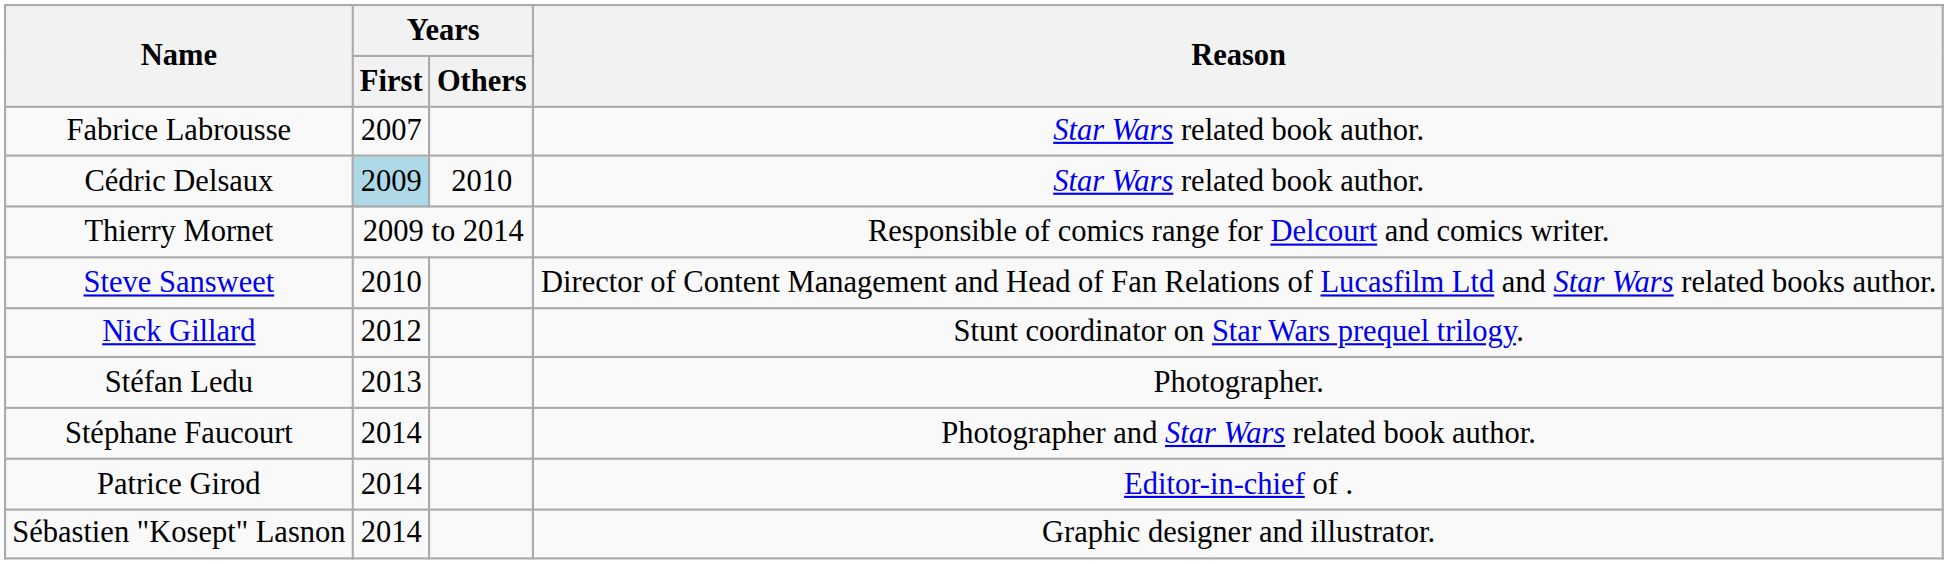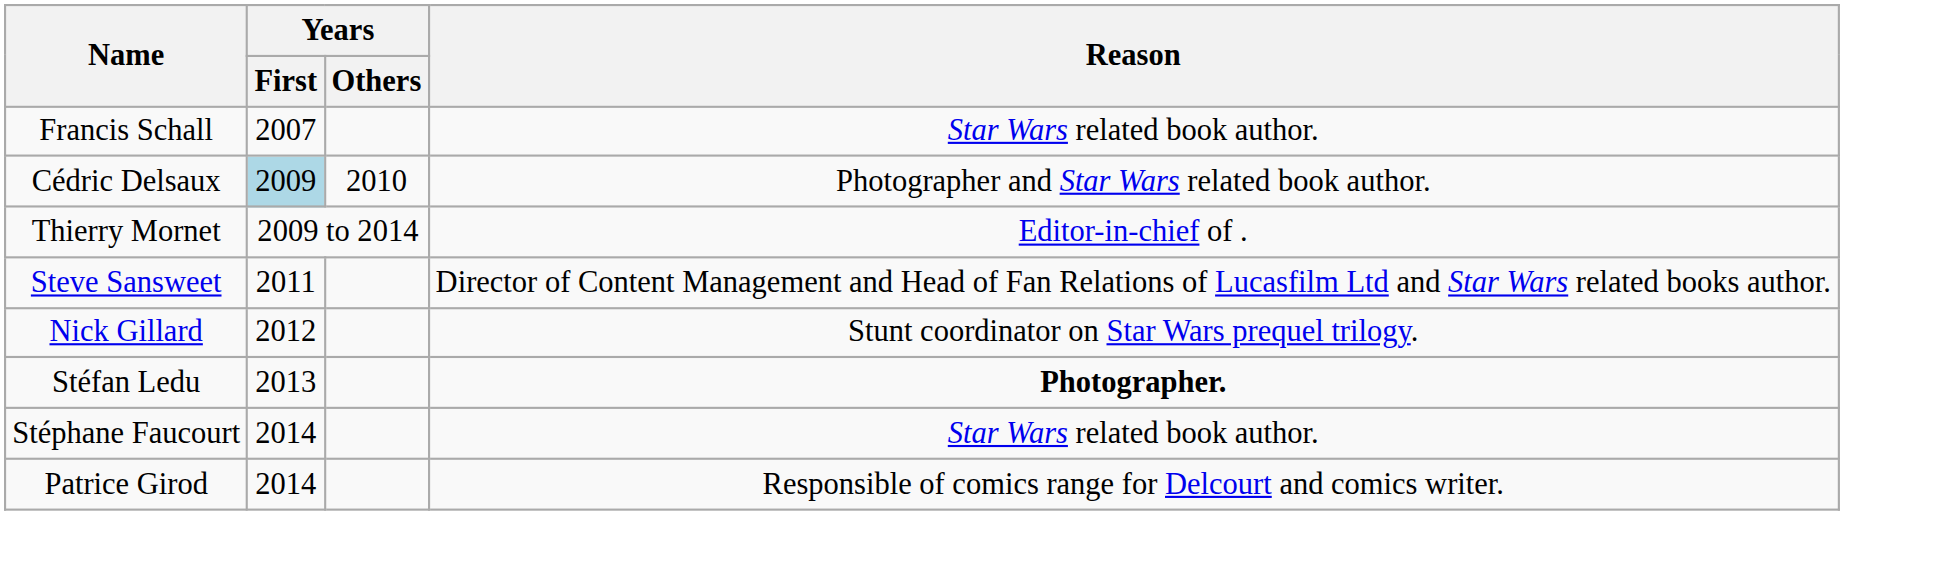- row: (179, 130)
+ row: (126, 130)
(1239, 181) Star Wars related book author. -> (1133, 181) Photographer and Star Wars related book author.
(1239, 231) Responsible of comics range for Delcourt and comics writer. -> (1133, 231) Editor-in-chief of .
(391, 281) 2010 -> (286, 281) 2011
(1239, 382) normal -> (1133, 382) bold
(1239, 432) Photographer and Star Wars related book author. -> (1133, 432) Star Wars related book author.
(1239, 483) Editor-in-chief of . -> (1133, 483) Responsible of comics range for Delcourt and comics writer.
- row: (179, 533)
